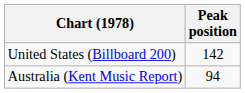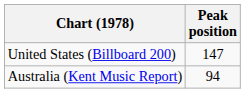(213, 54) 142 -> (213, 54) 147
